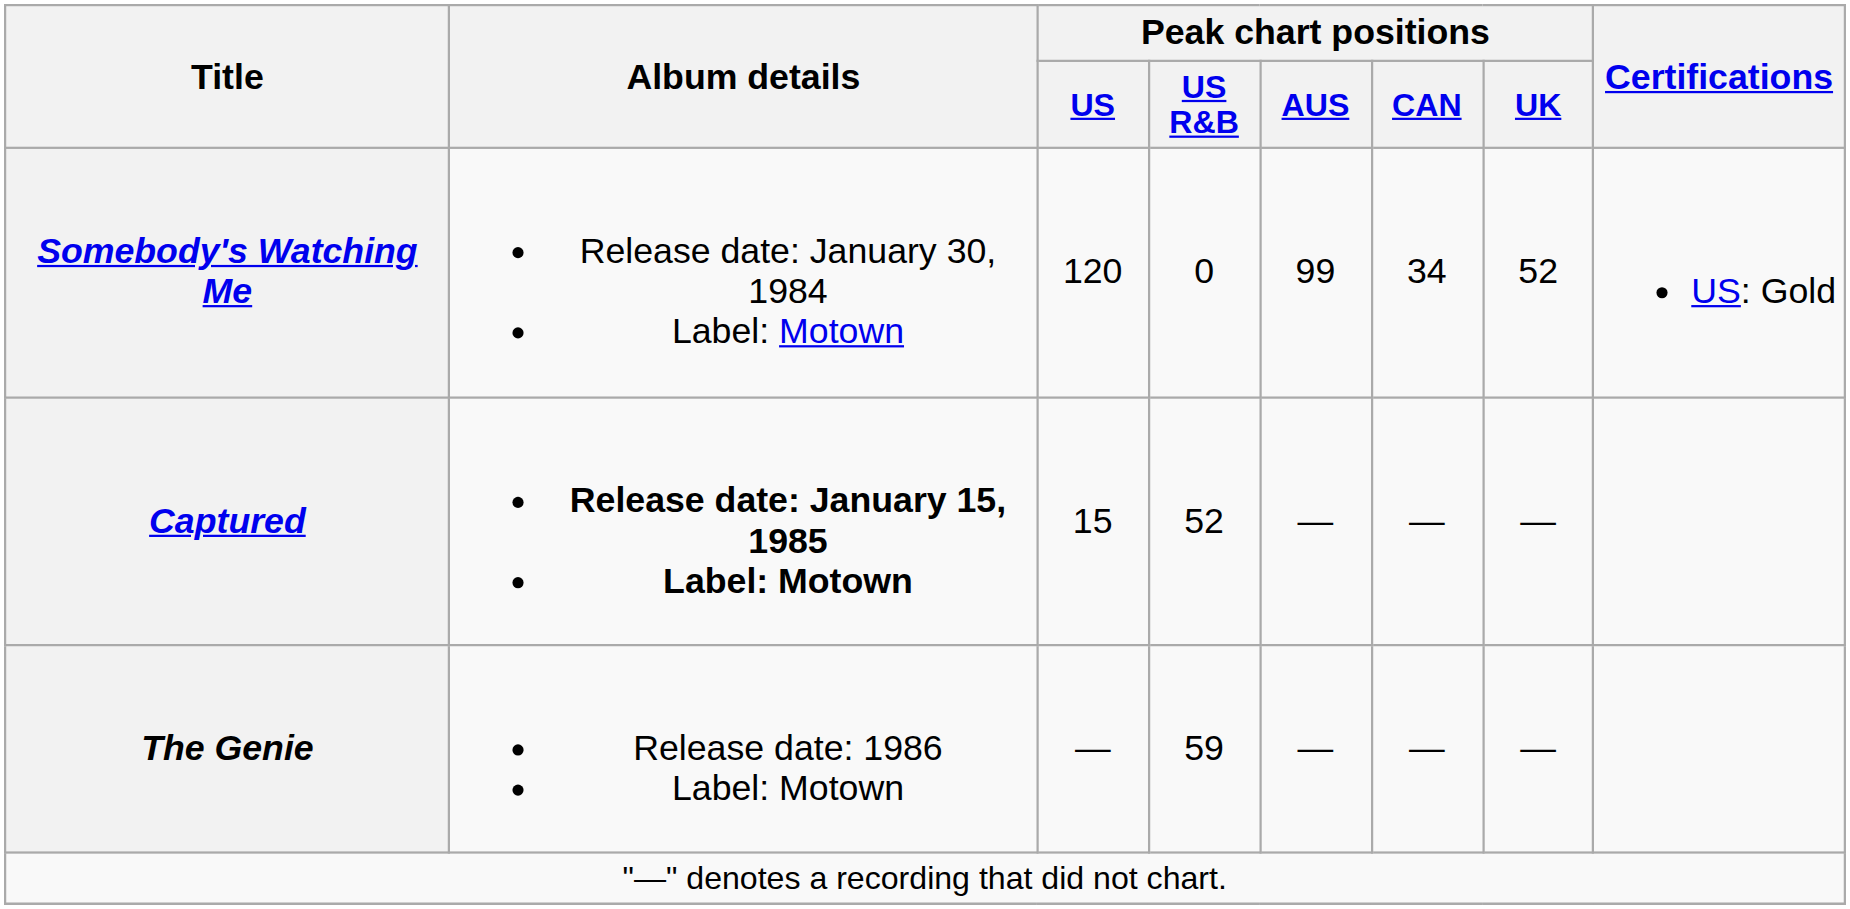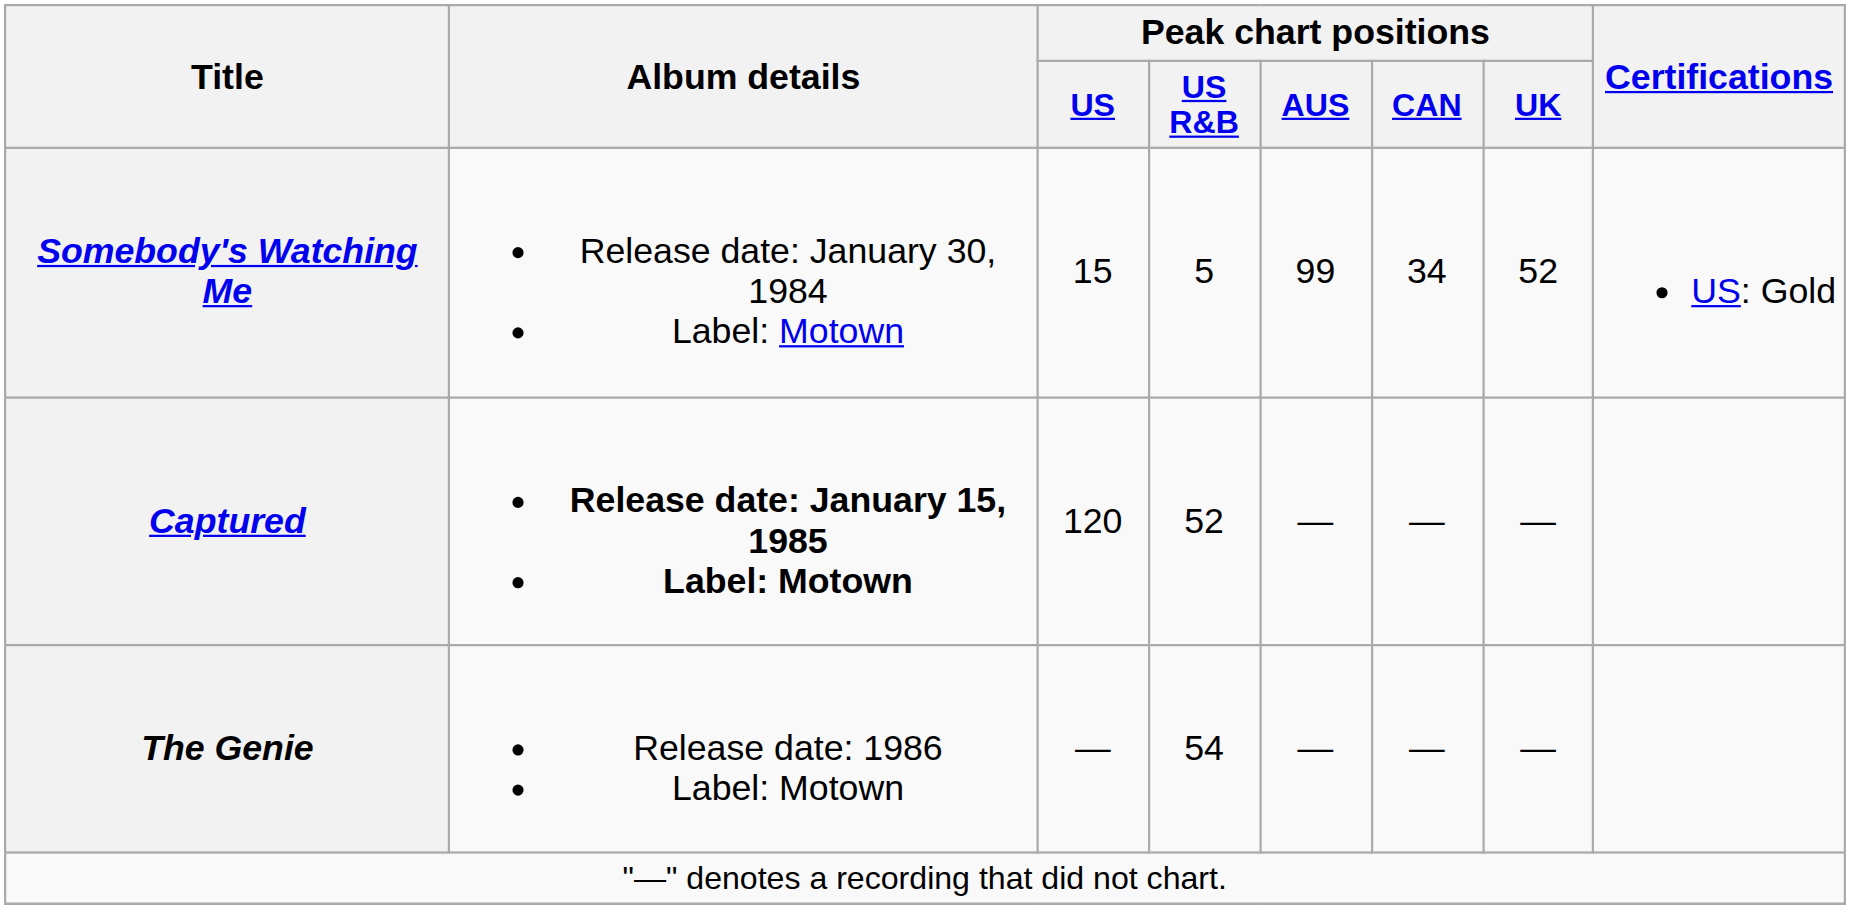(1093, 271) 120 -> (1093, 271) 15
(1204, 271) 0 -> (1204, 271) 5
(1093, 520) 15 -> (1093, 520) 120
(1204, 748) 59 -> (1204, 748) 54
